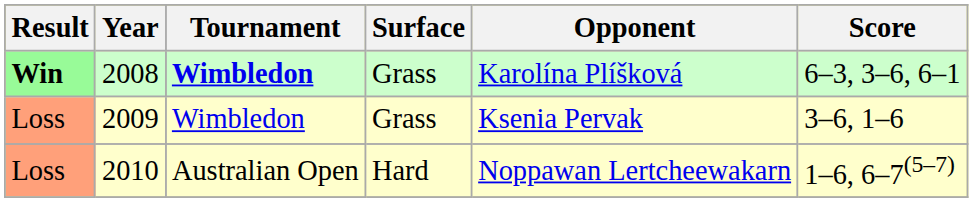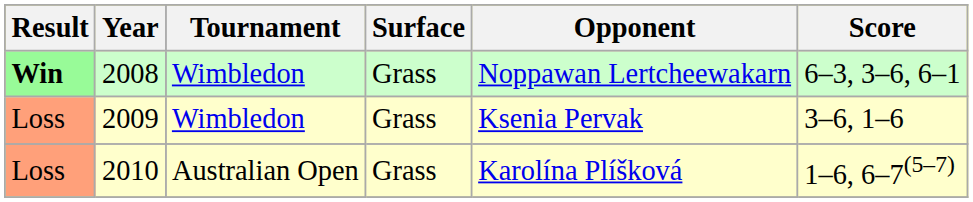(243, 73) bold -> (238, 73) normal
(580, 73) Karolína Plíšková -> (635, 73) Noppawan Lertcheewakarn
(400, 169) Hard -> (404, 169) Grass
(635, 169) Noppawan Lertcheewakarn -> (580, 169) Karolína Plíšková
